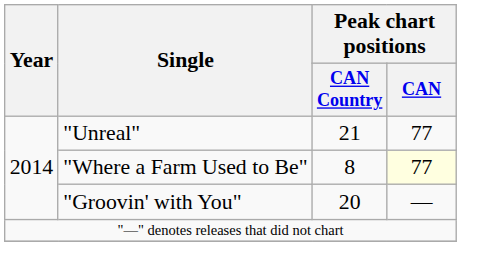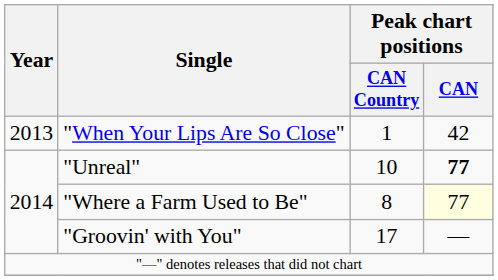+ row: (204, 132)
(350, 132) 21 -> (387, 167) 10
(422, 132) normal -> (458, 167) bold
(350, 201) 20 -> (387, 236) 17
